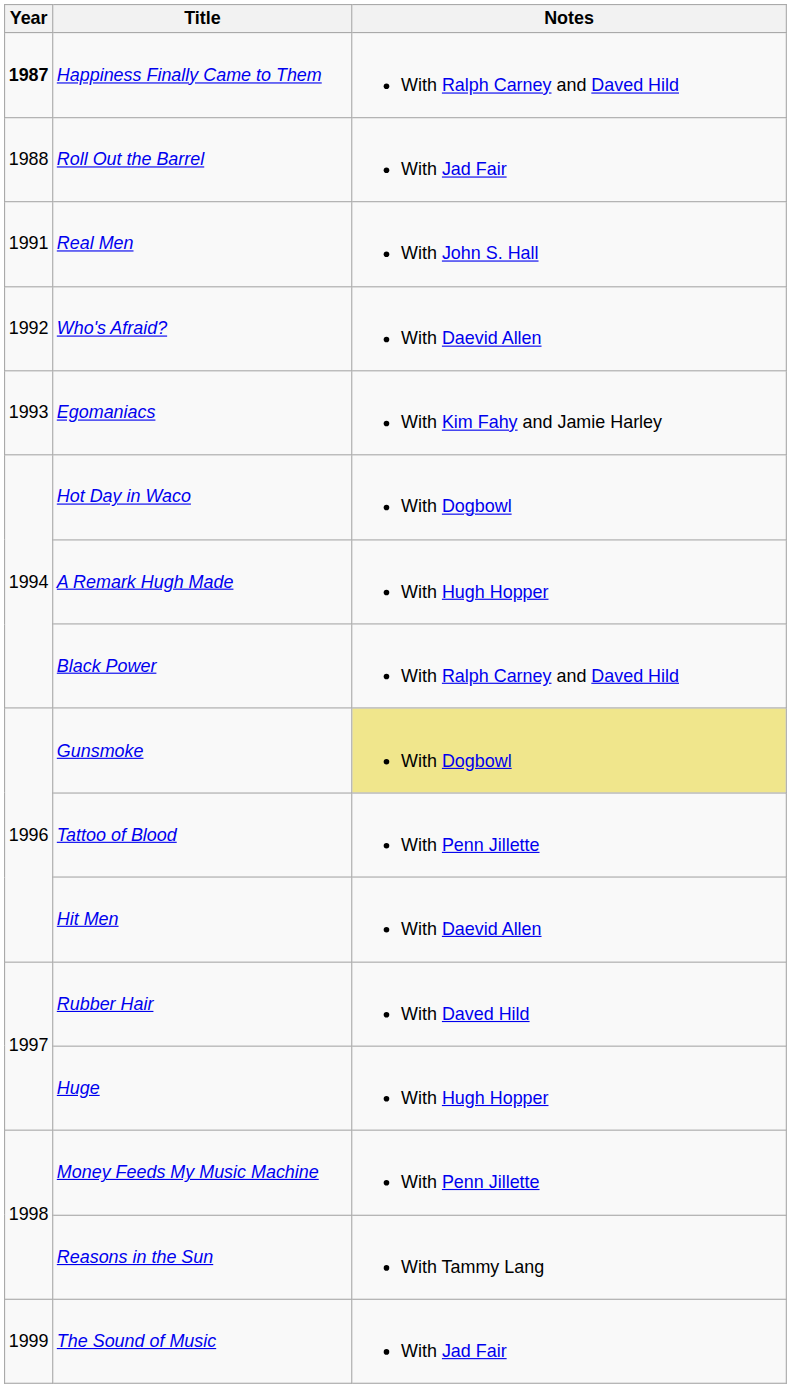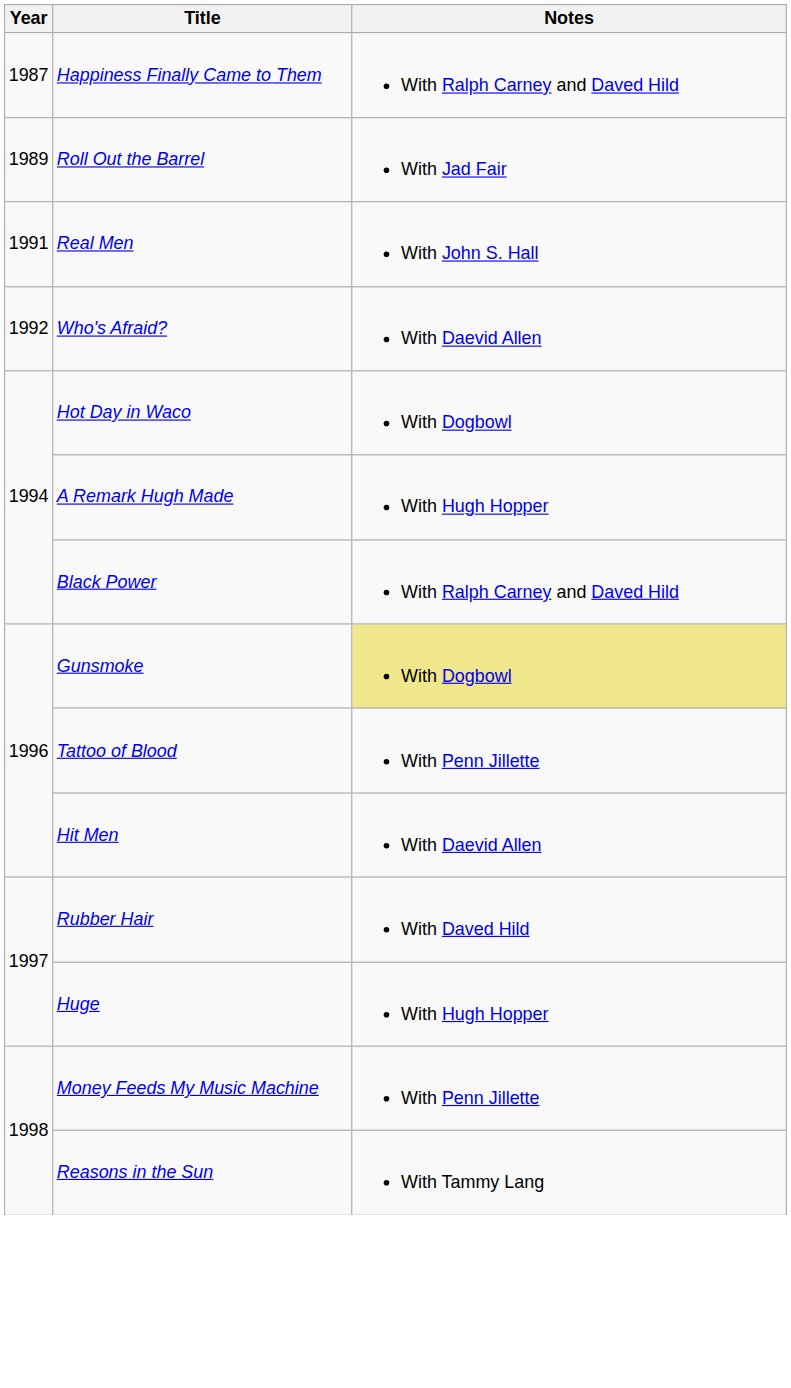(29, 75) bold -> (29, 75) normal
(29, 159) 1988 -> (29, 159) 1989
- row: (106, 412)
- row: (137, 1341)
